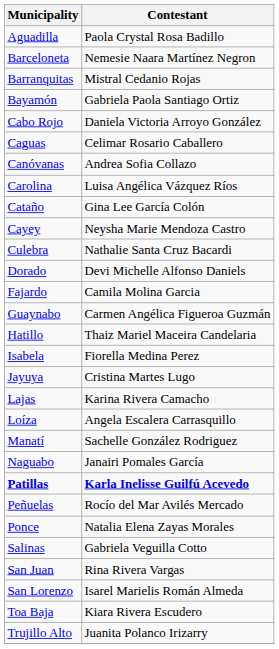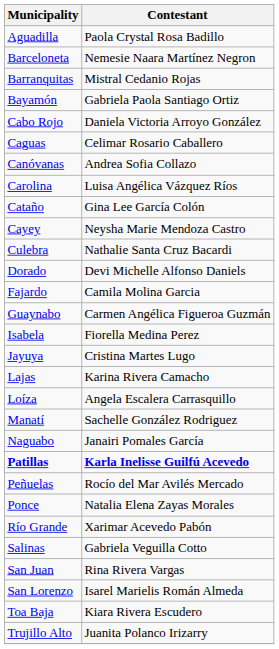- row: (25, 334)
+ row: (37, 526)
